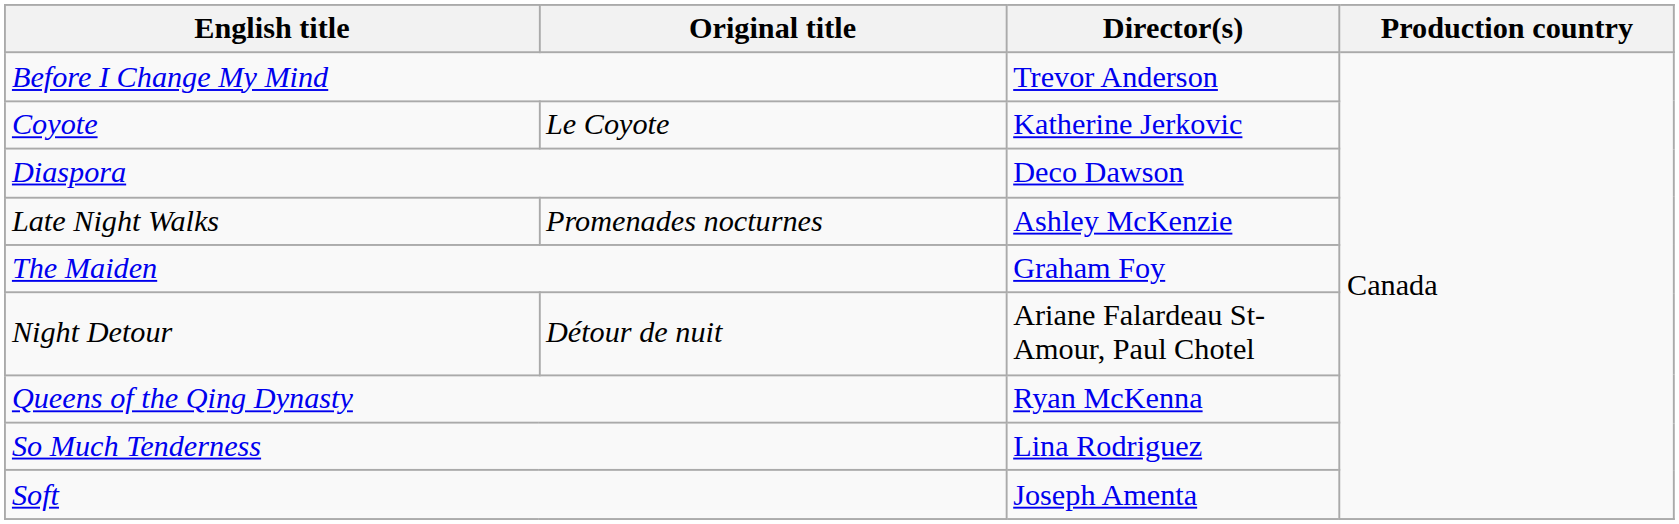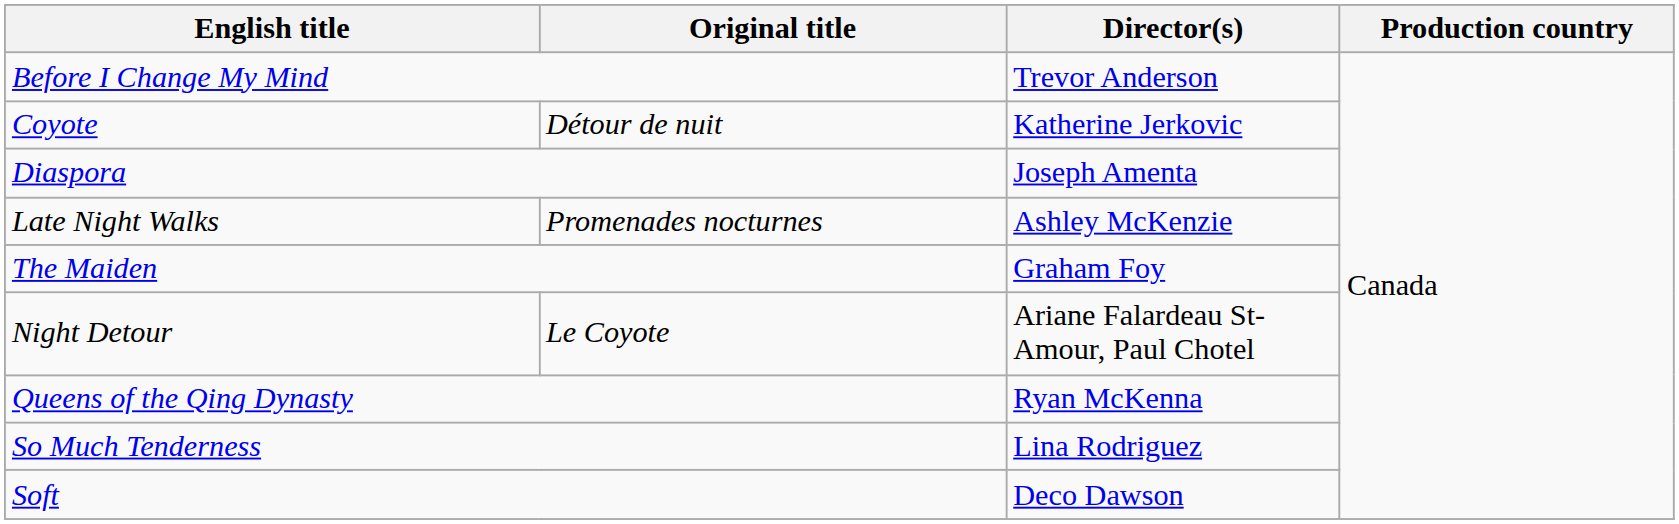(608, 124) Le Coyote -> (634, 124) Détour de nuit
(1098, 172) Deco Dawson -> (1105, 172) Joseph Amenta
(634, 333) Détour de nuit -> (608, 333) Le Coyote
(1105, 494) Joseph Amenta -> (1098, 494) Deco Dawson
